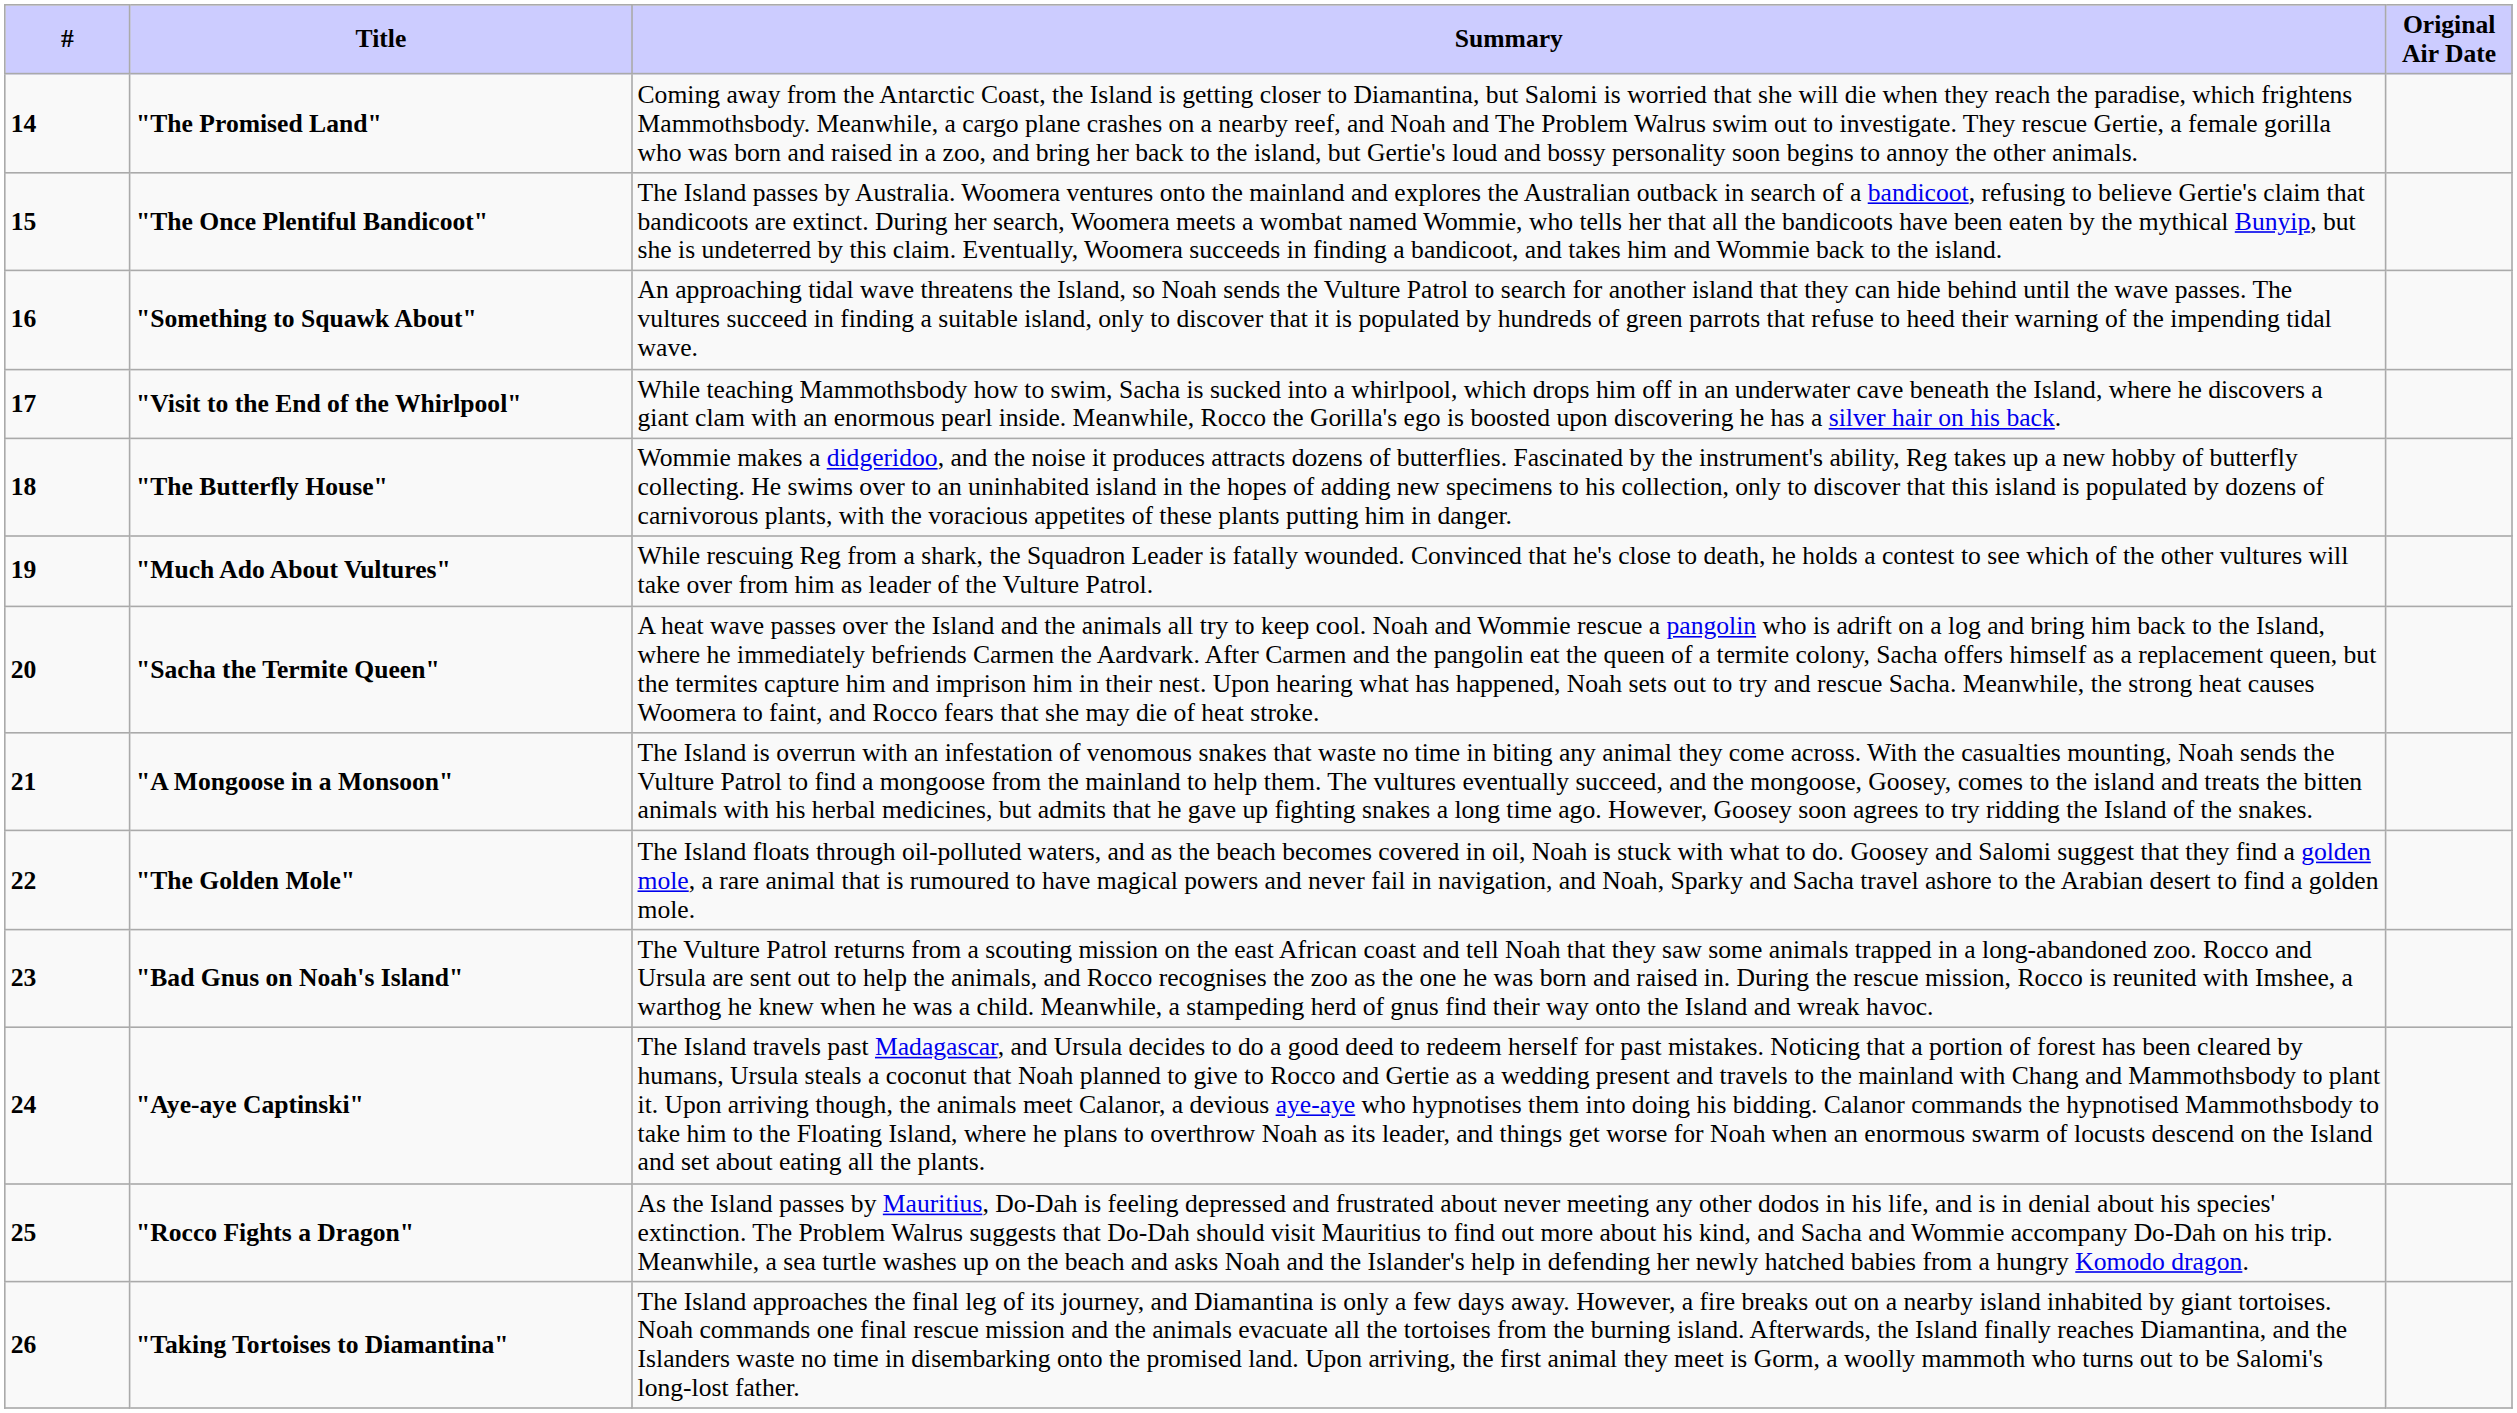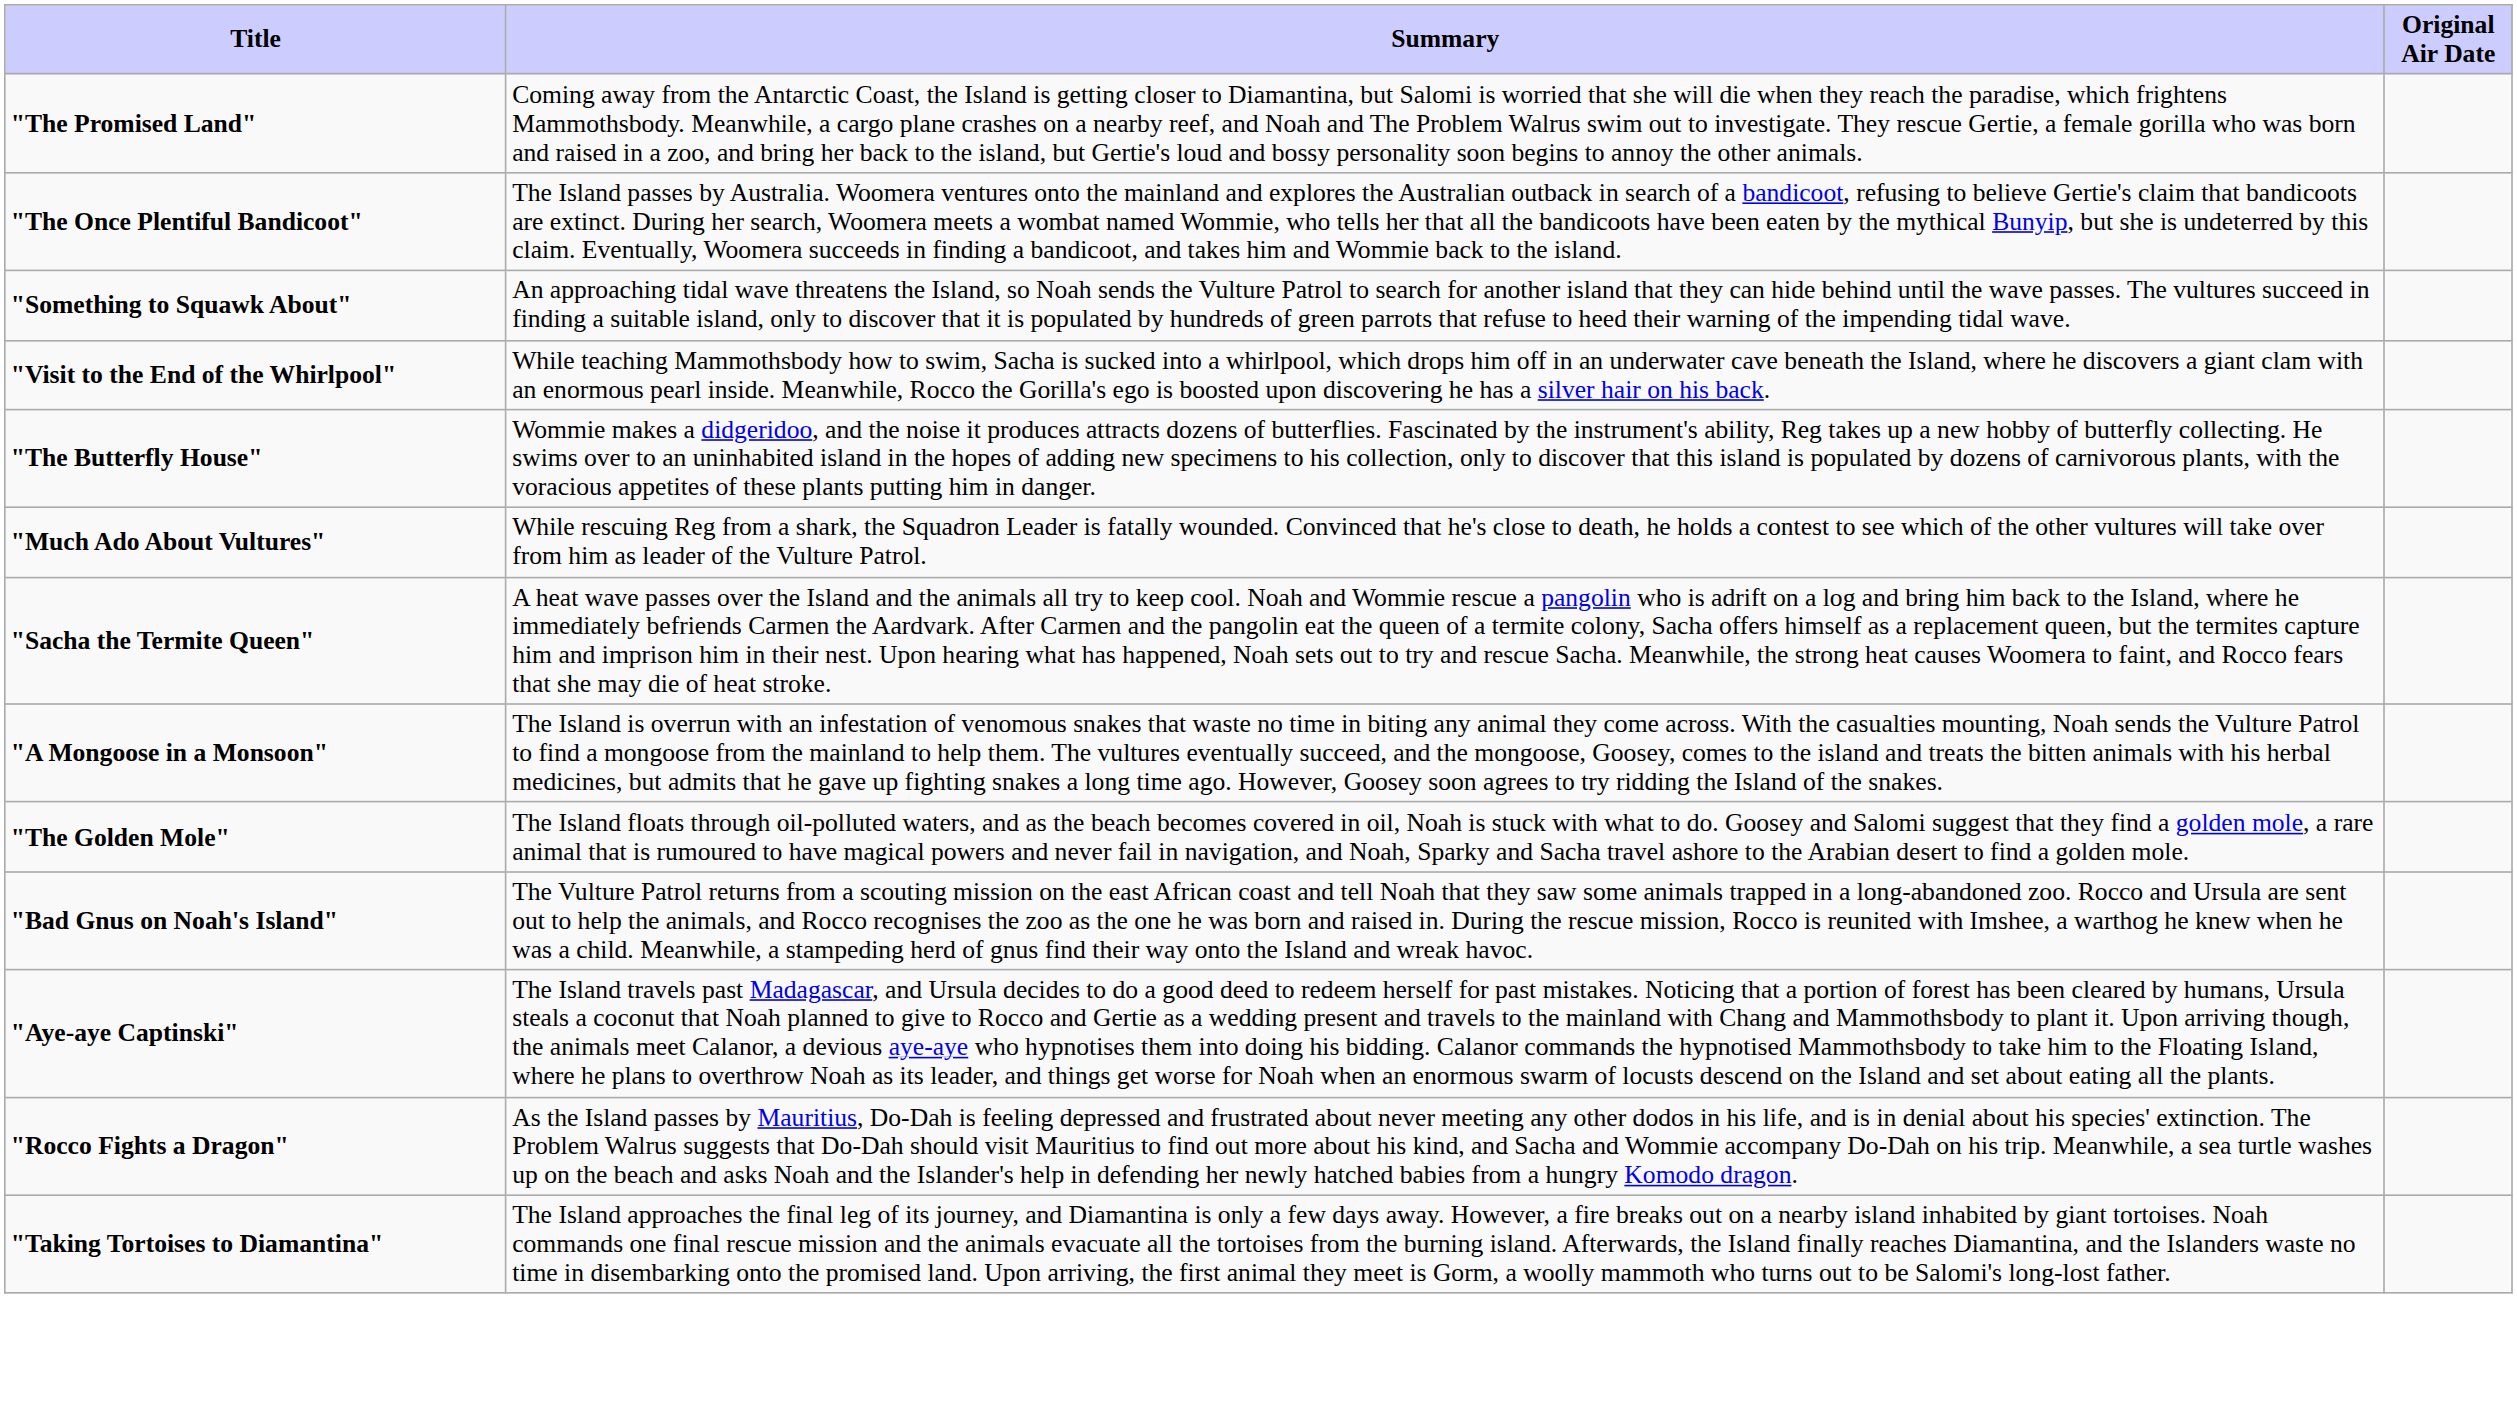- column: (67, 39)
